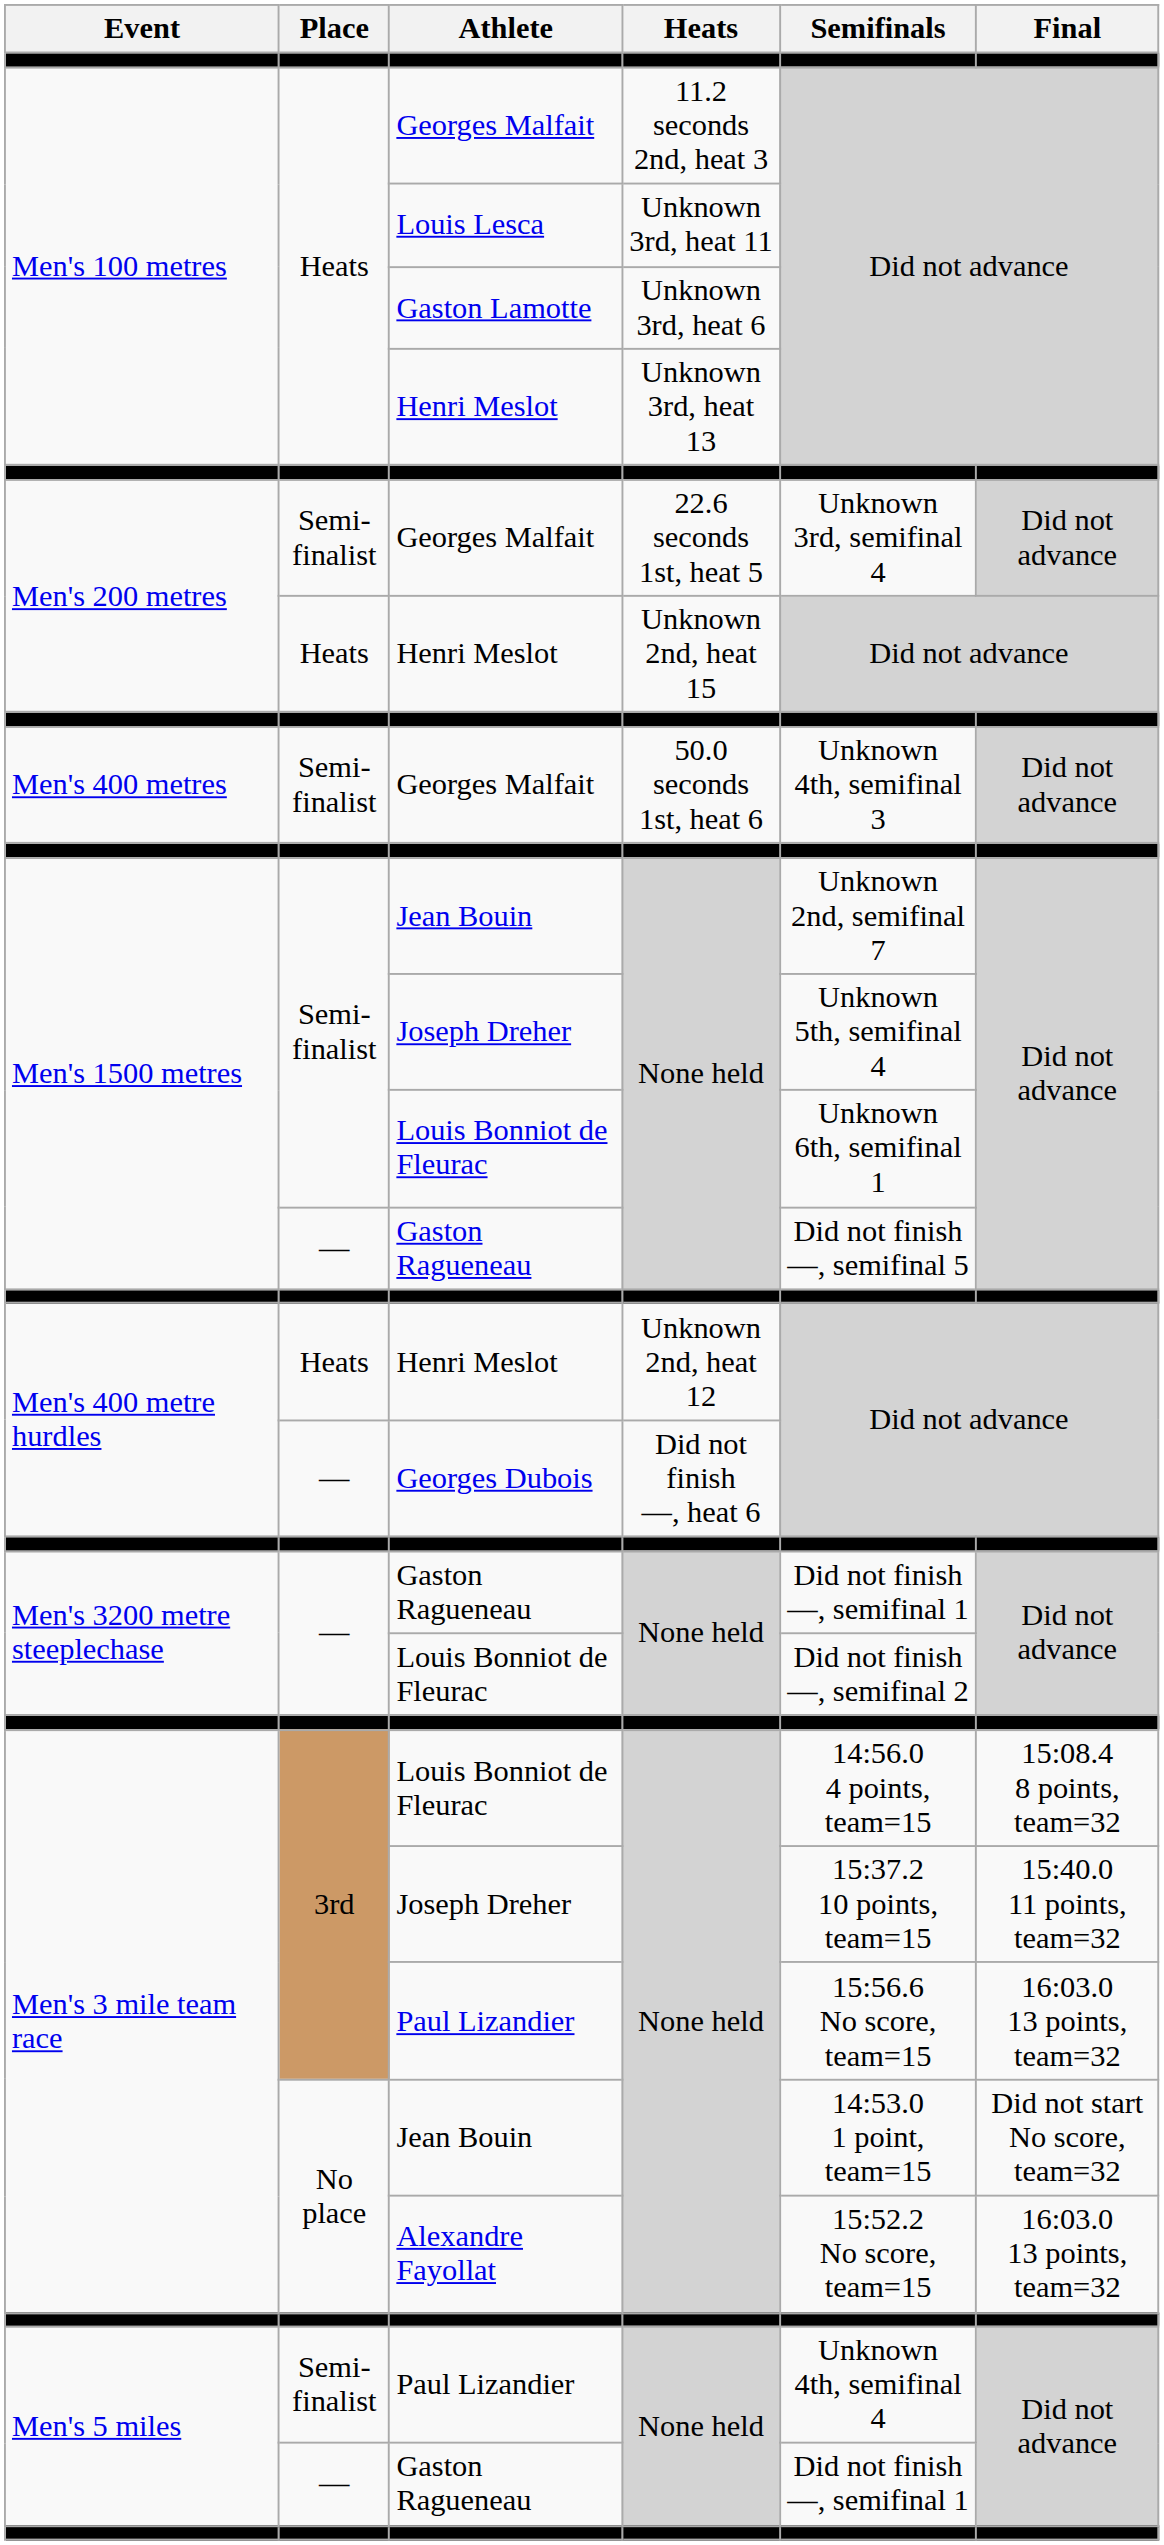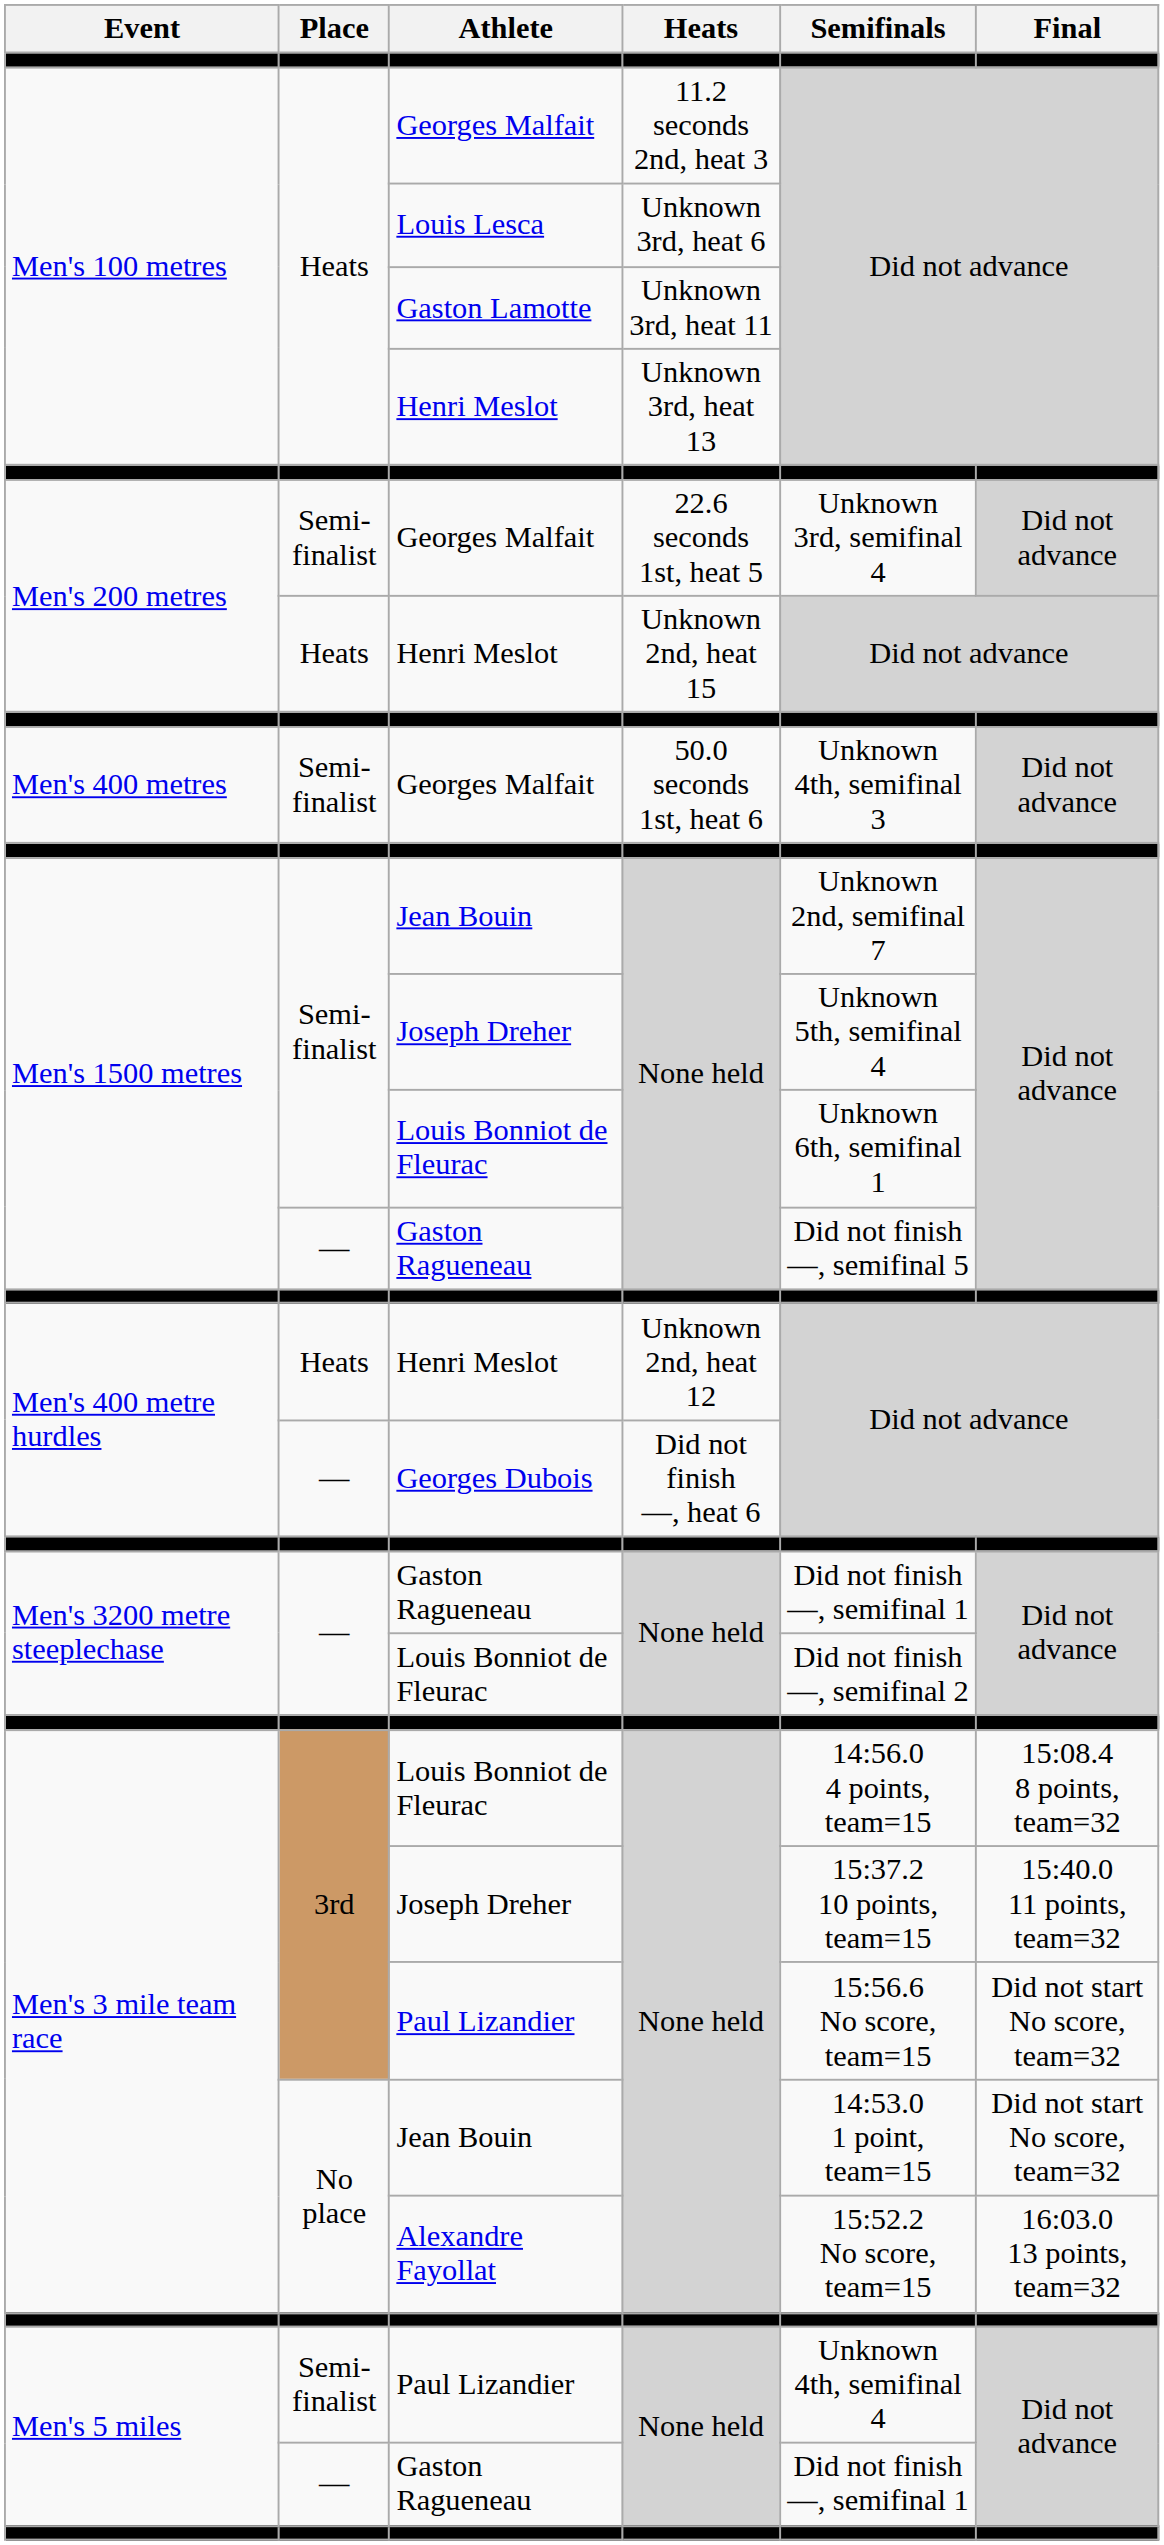(701, 224) Unknown 3rd, heat 11 -> (701, 224) Unknown 3rd, heat 6
(701, 306) Unknown 3rd, heat 6 -> (701, 306) Unknown 3rd, heat 11
(1067, 2020) 16:03.0 13 points, team=32 -> (1067, 2020) Did not start No score, team=32
